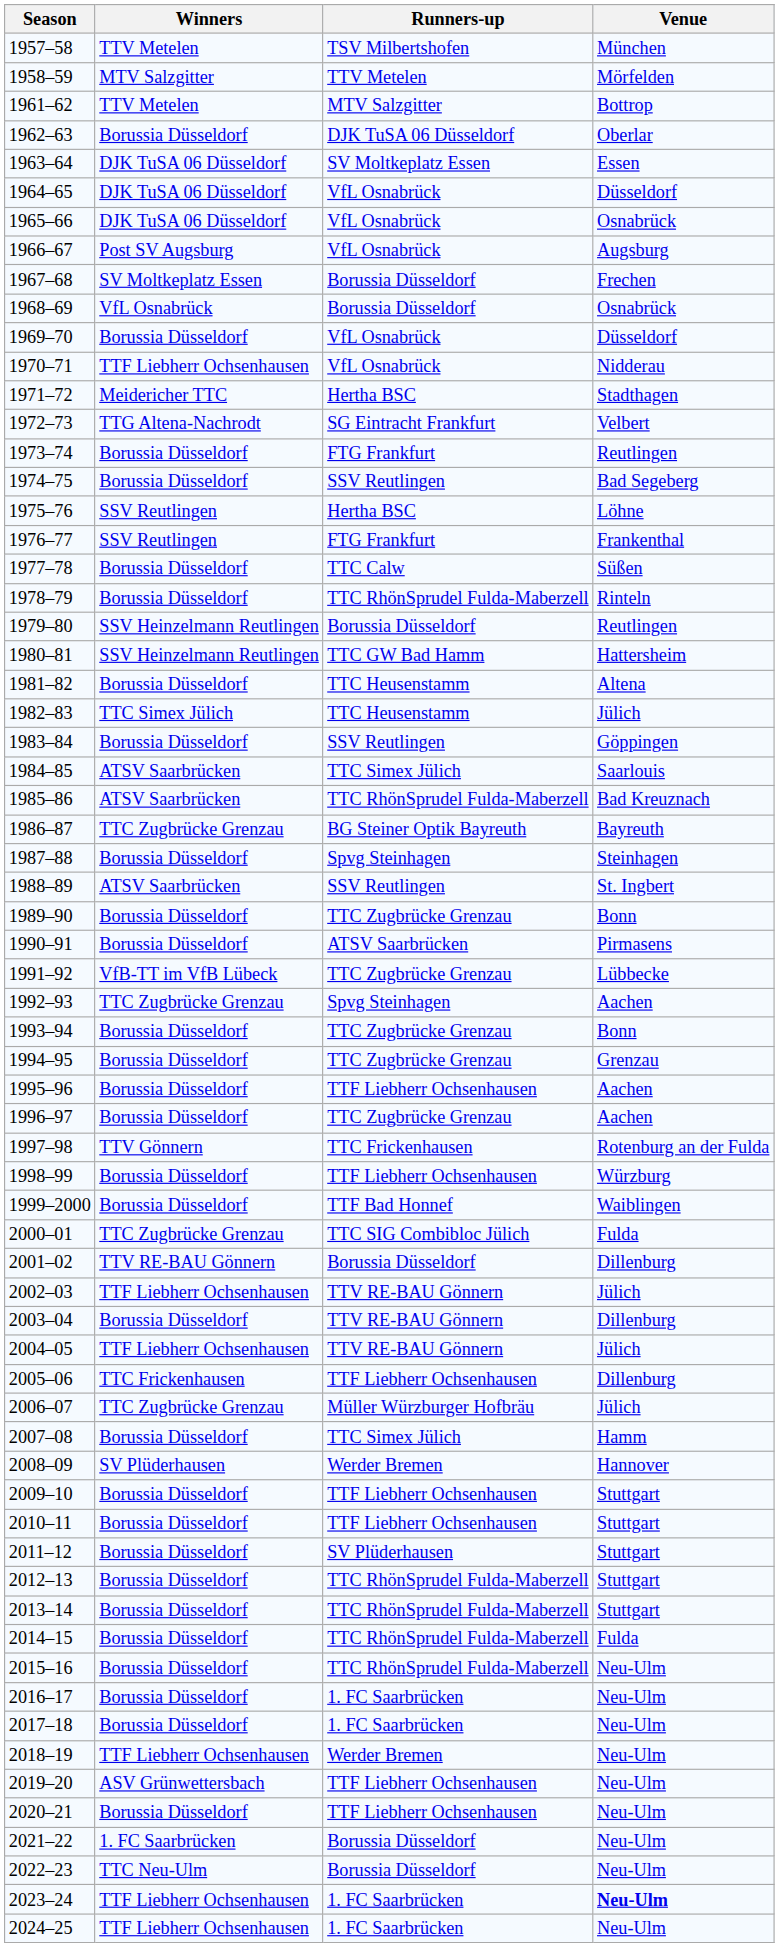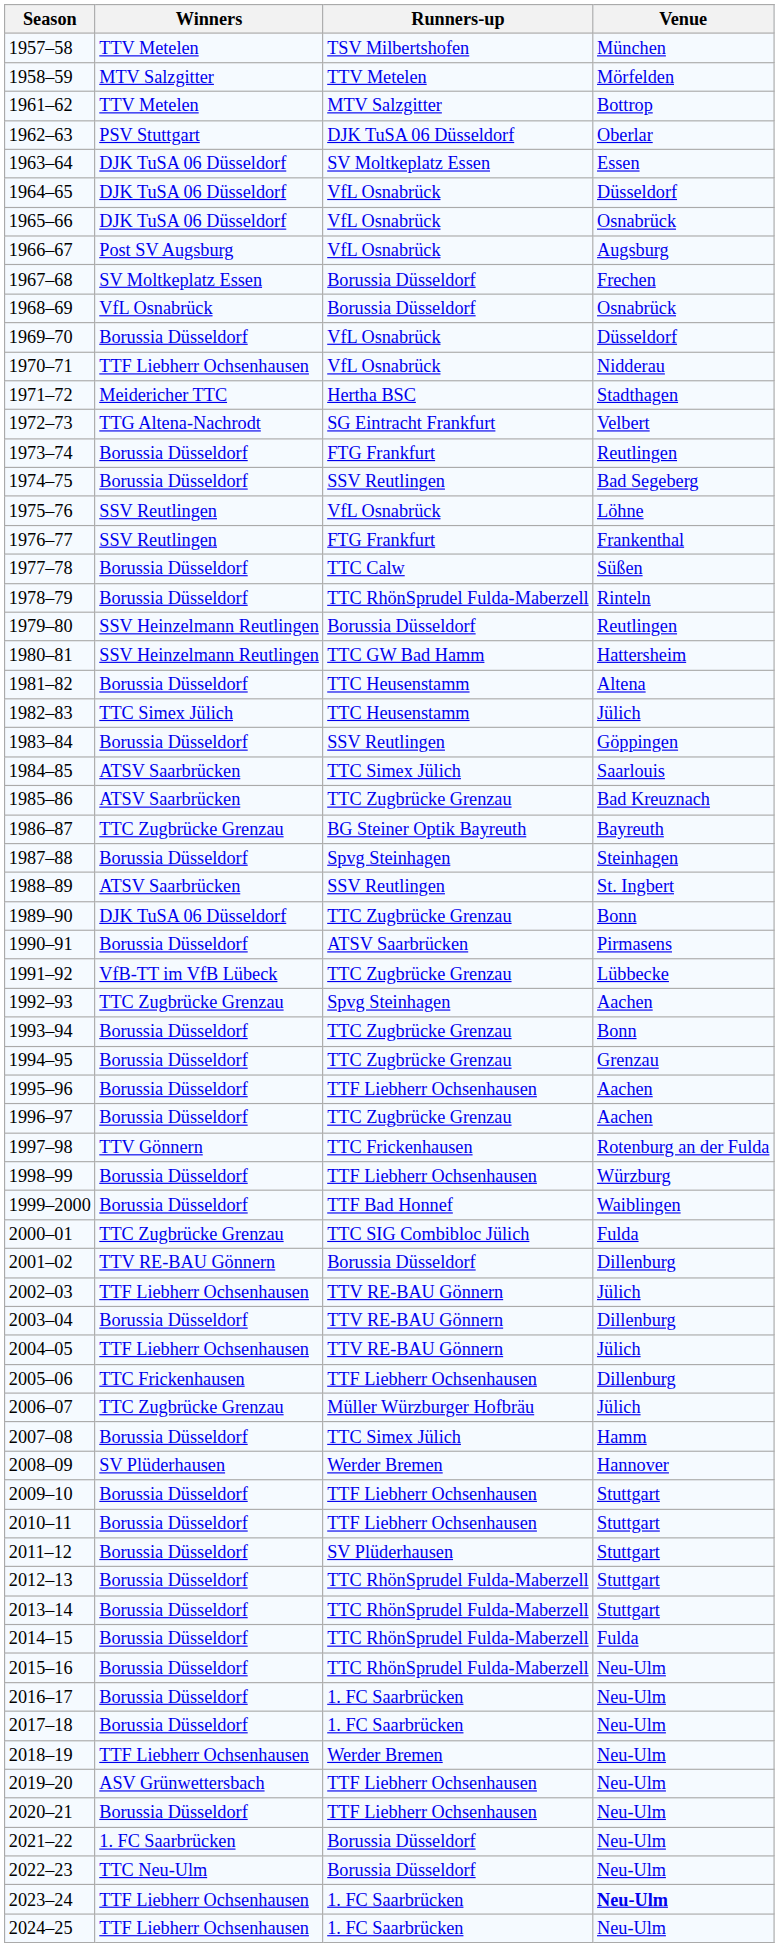(173, 134) Borussia Düsseldorf -> (150, 134) PSV Stuttgart
(372, 510) Hertha BSC -> (384, 510) VfL Osnabrück
(458, 800) TTC RhönSprudel Fulda-Maberzell -> (419, 800) TTC Zugbrücke Grenzau
(173, 915) Borussia Düsseldorf -> (193, 915) DJK TuSA 06 Düsseldorf
